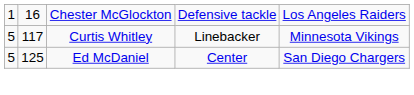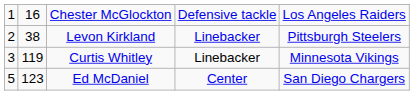+ row: (111, 36)
(11, 36) 5 -> (11, 57) 3
(32, 36) 117 -> (32, 57) 119
(32, 57) 125 -> (32, 79) 123
